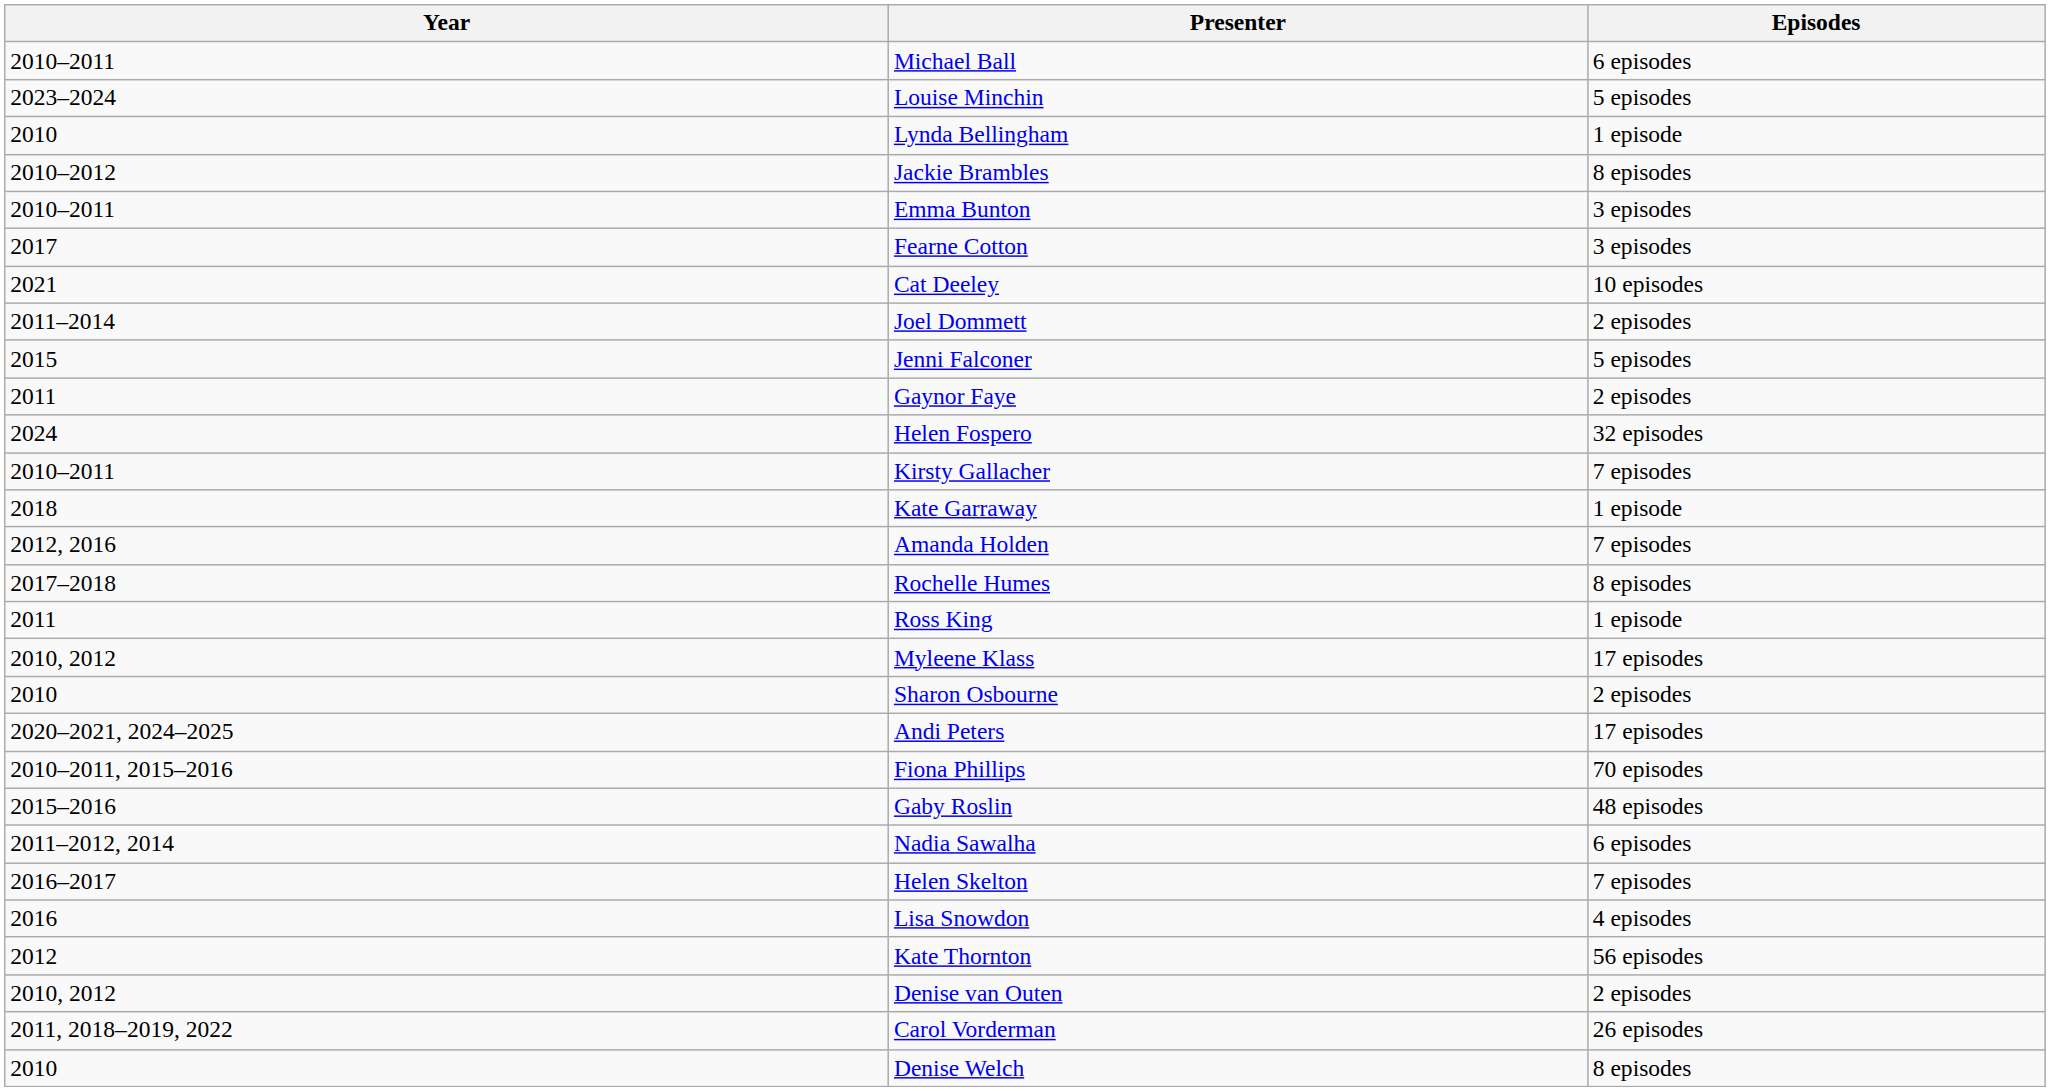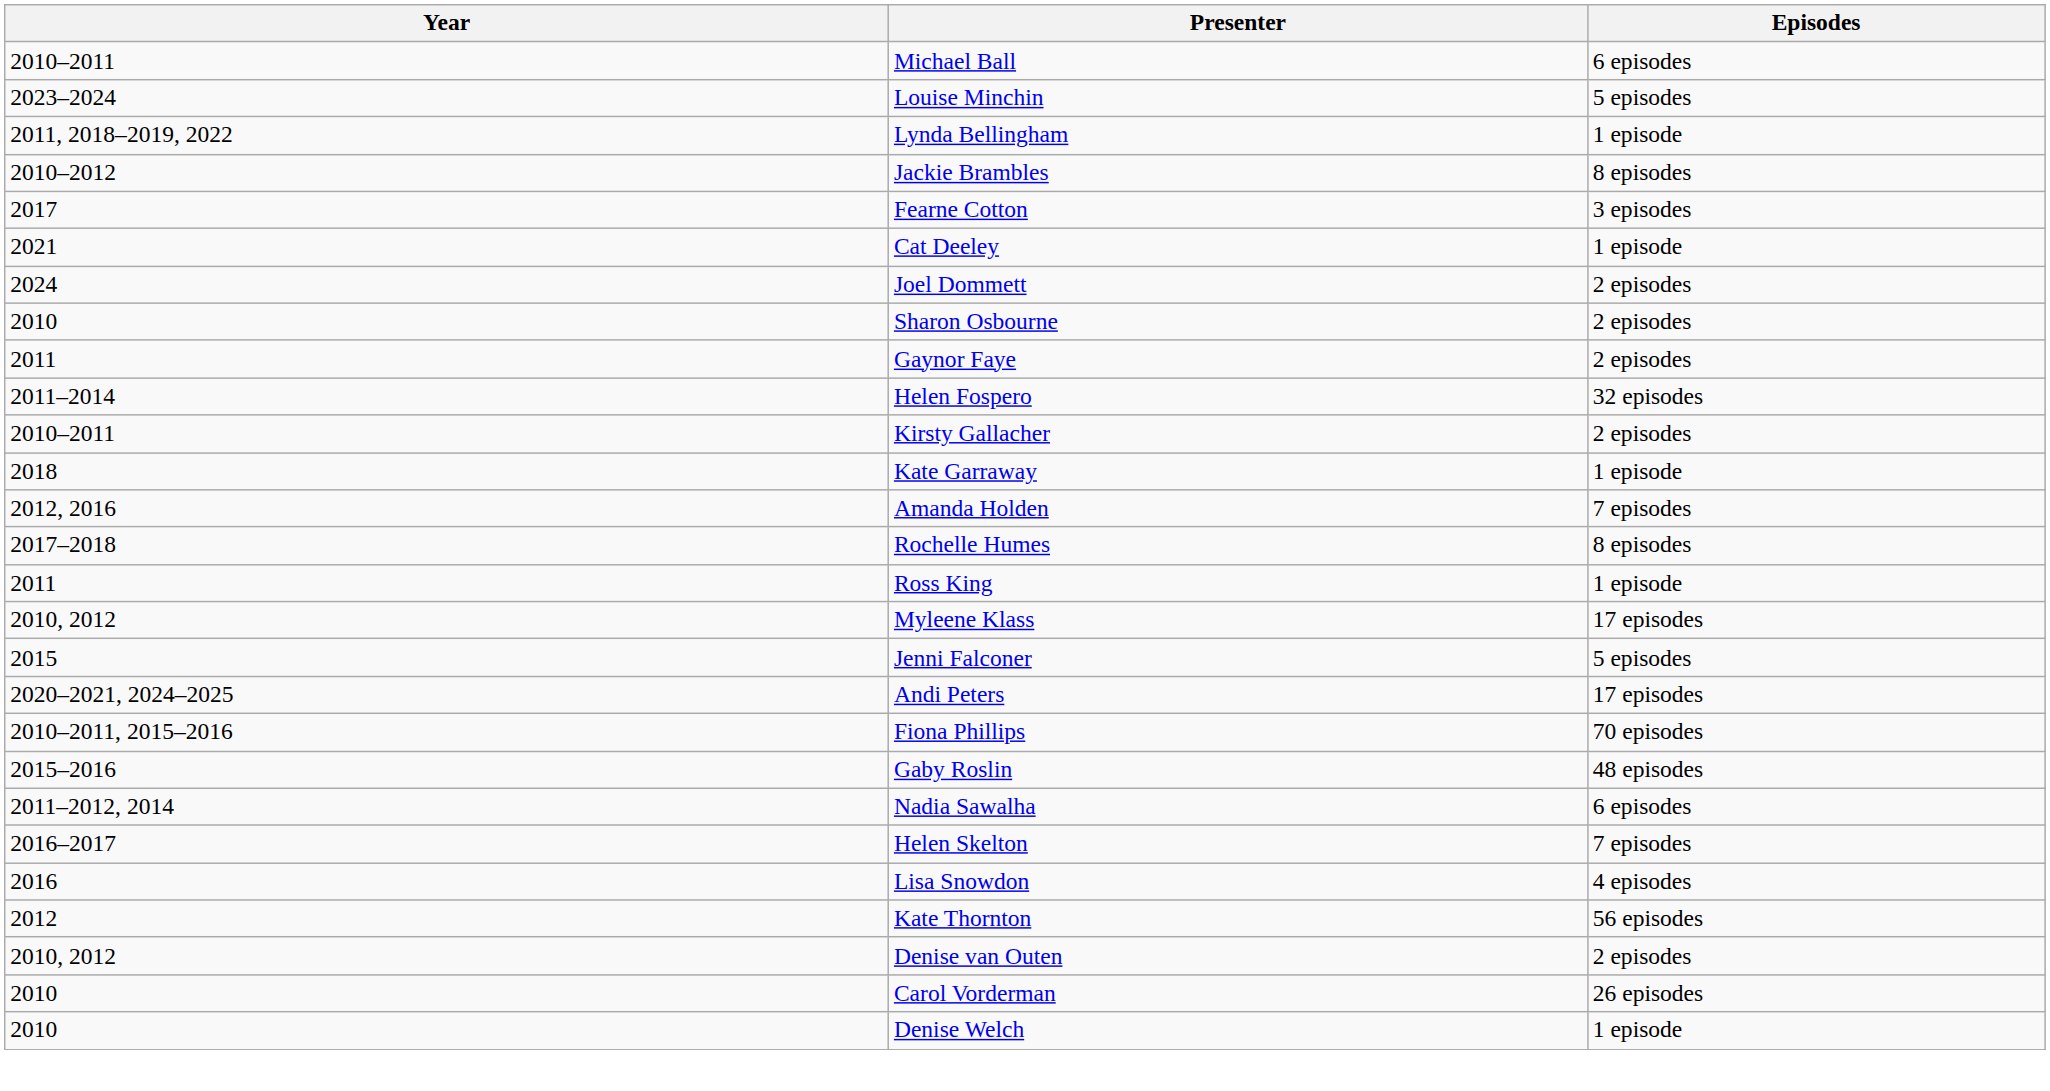(34, 135) 2010 -> (121, 135) 2011, 2018–2019, 2022
- row: (962, 209)
(1648, 284) 10 episodes -> (1638, 246) 1 episode
(63, 321) 2011–2014 -> (34, 284) 2024
rows swapped: (963, 358) <-> (976, 694)
(34, 433) 2024 -> (63, 396) 2011–2014
(1642, 470) 7 episodes -> (1642, 433) 2 episodes
(121, 1030) 2011, 2018–2019, 2022 -> (34, 992) 2010
(1642, 1067) 8 episodes -> (1638, 1030) 1 episode
